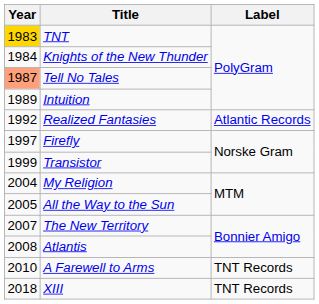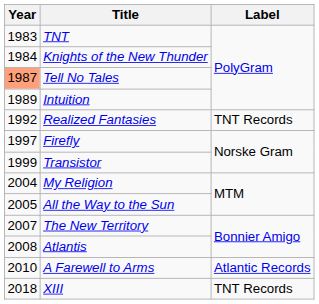(22, 36) gold background -> (22, 36) no background
(262, 120) Atlantic Records -> (253, 120) TNT Records
(253, 267) TNT Records -> (262, 267) Atlantic Records
